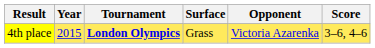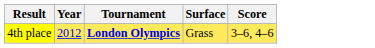- column: (275, 14)
(69, 33) 2015 -> (69, 33) 2012
